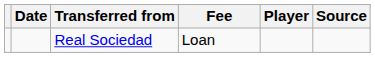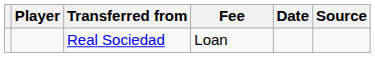columns swapped: (286, 16) <-> (31, 16)
